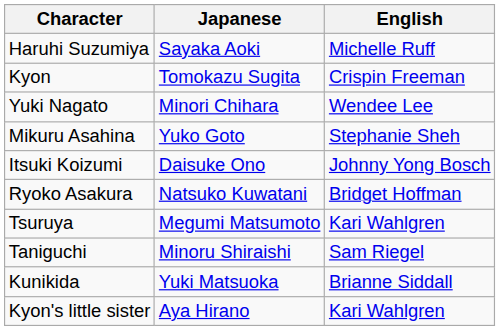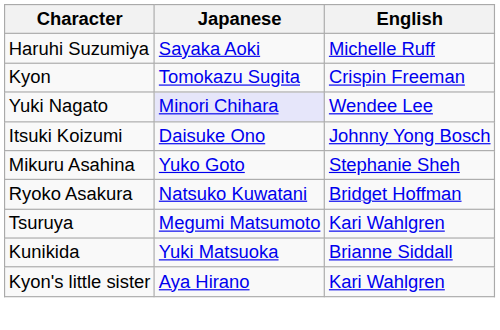(219, 106) no background -> (219, 106) lavender background
rows swapped: (72, 135) <-> (66, 164)
- row: (48, 252)
